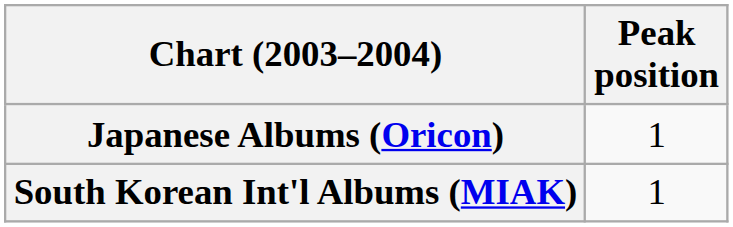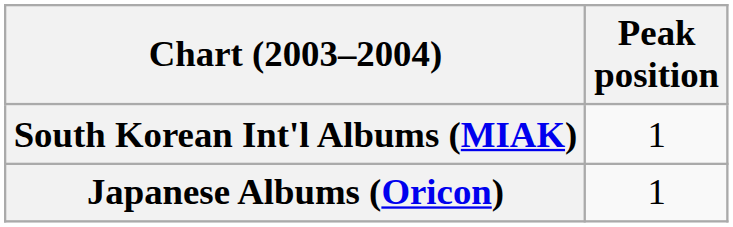rows swapped: (295, 133) <-> (295, 191)
